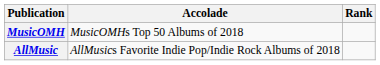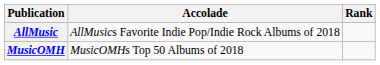rows swapped: (36, 50) <-> (36, 32)
